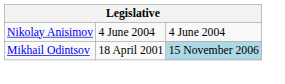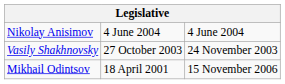+ row: (53, 50)
(214, 50) lightblue background -> (233, 69) no background
